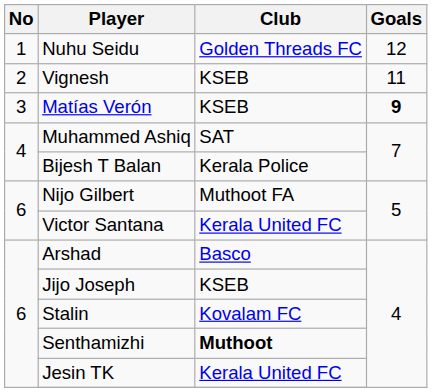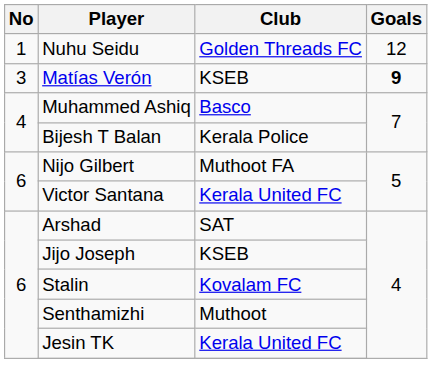- row: (76, 78)
(217, 136) SAT -> (225, 107) Basco
(225, 254) Basco -> (217, 225) SAT
(236, 343) bold -> (233, 313) normal
